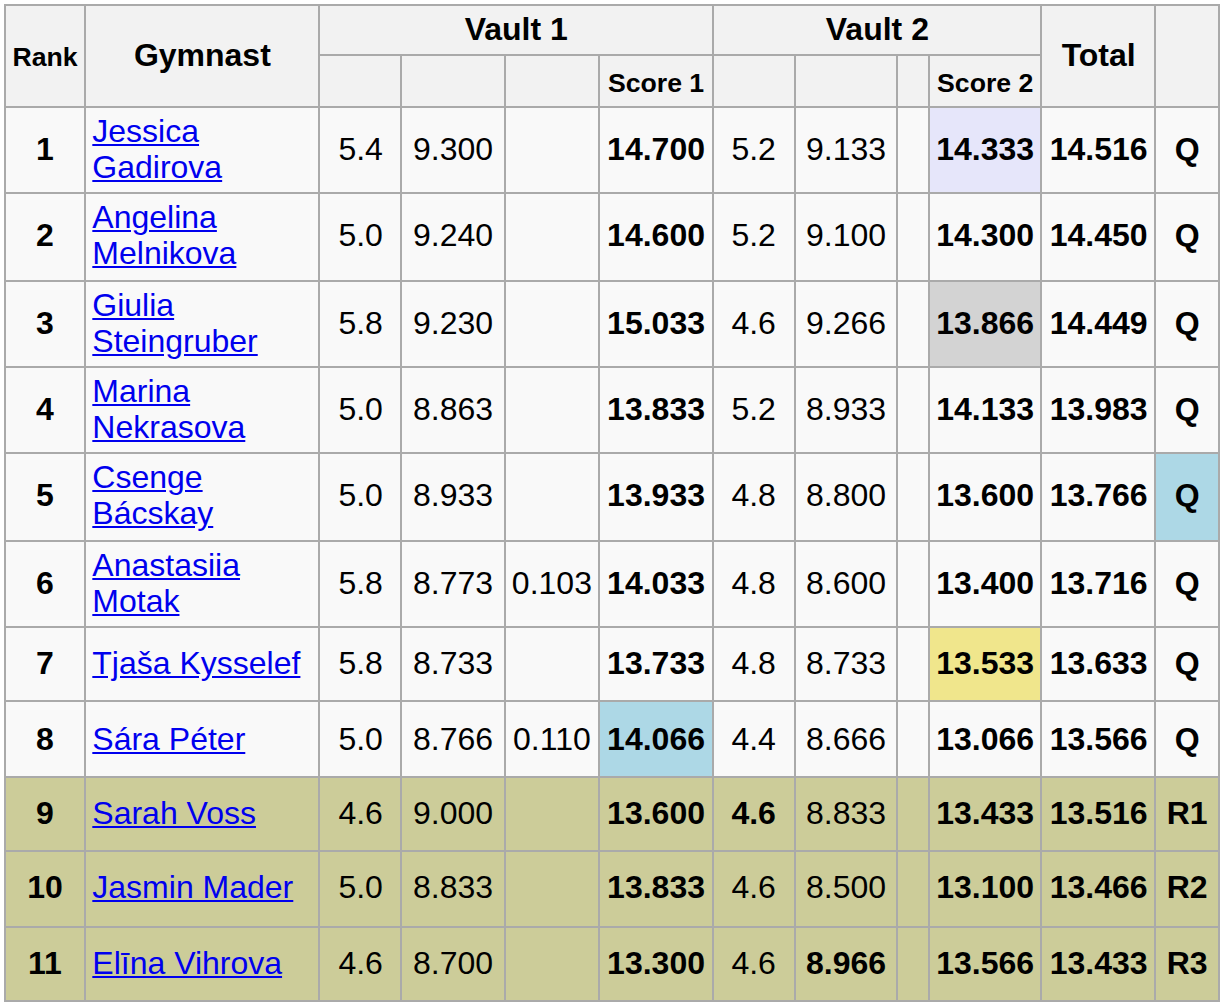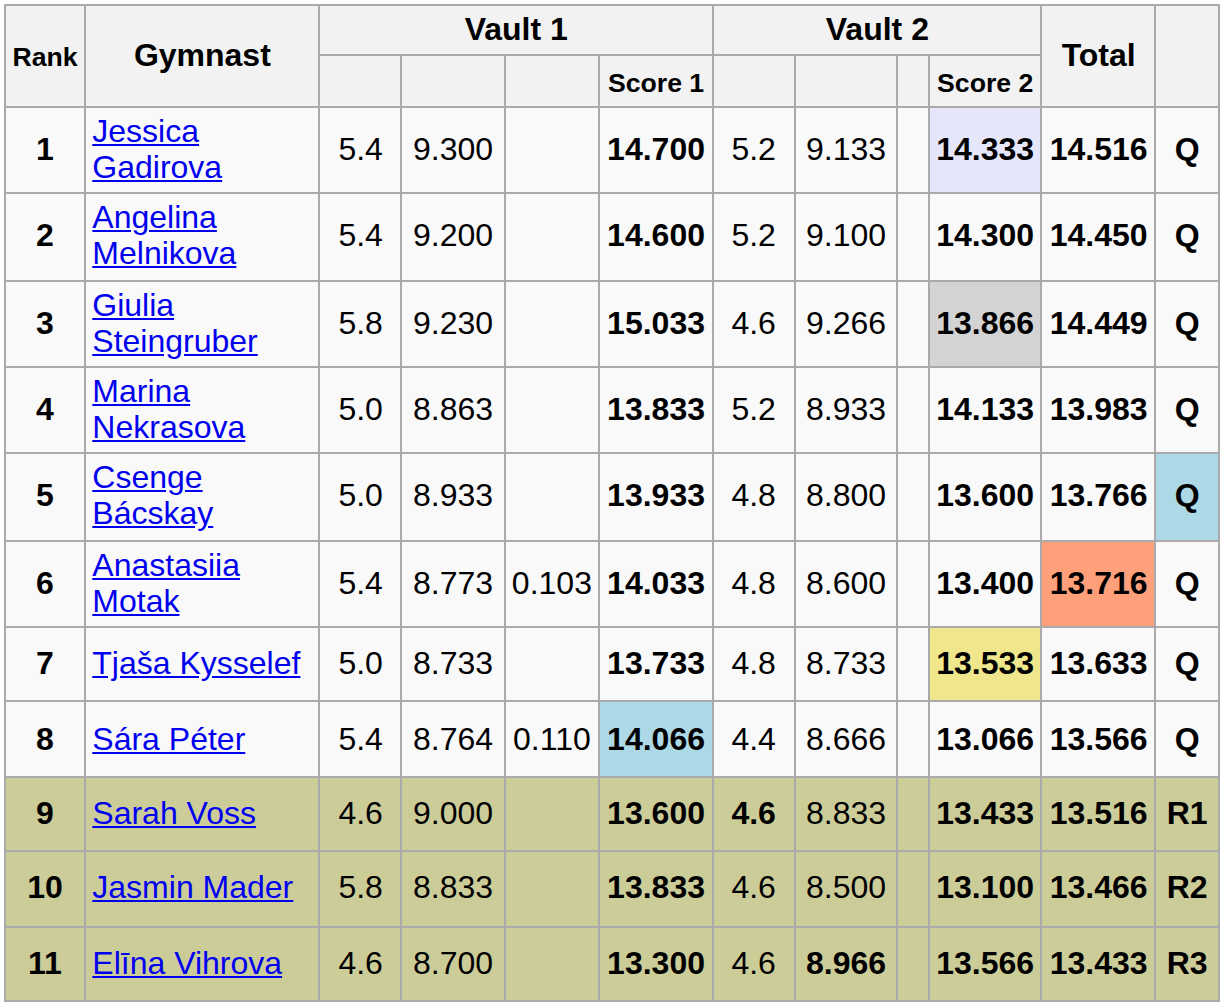(361, 236) 5.0 -> (361, 236) 5.4
(453, 236) 9.240 -> (453, 236) 9.200
(361, 583) 5.8 -> (361, 583) 5.4
(1099, 583) no background -> (1099, 583) lightsalmon background
(361, 663) 5.8 -> (361, 663) 5.0
(361, 738) 5.0 -> (361, 738) 5.4
(453, 738) 8.766 -> (453, 738) 8.764
(361, 888) 5.0 -> (361, 888) 5.8
